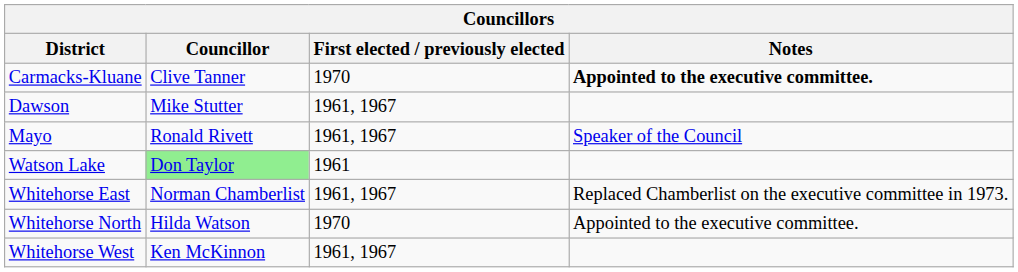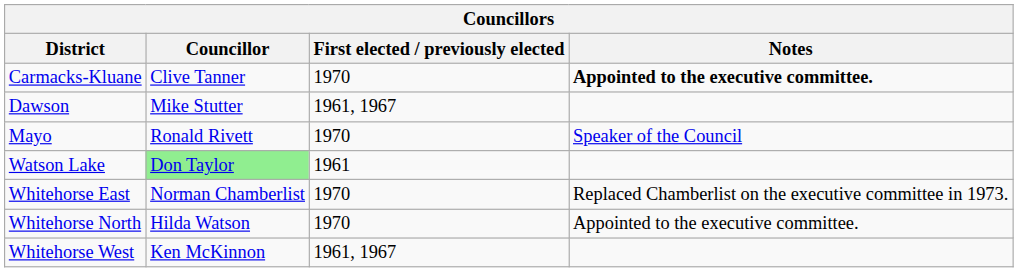(355, 135) 1961, 1967 -> (332, 135) 1970
(355, 194) 1961, 1967 -> (332, 194) 1970
